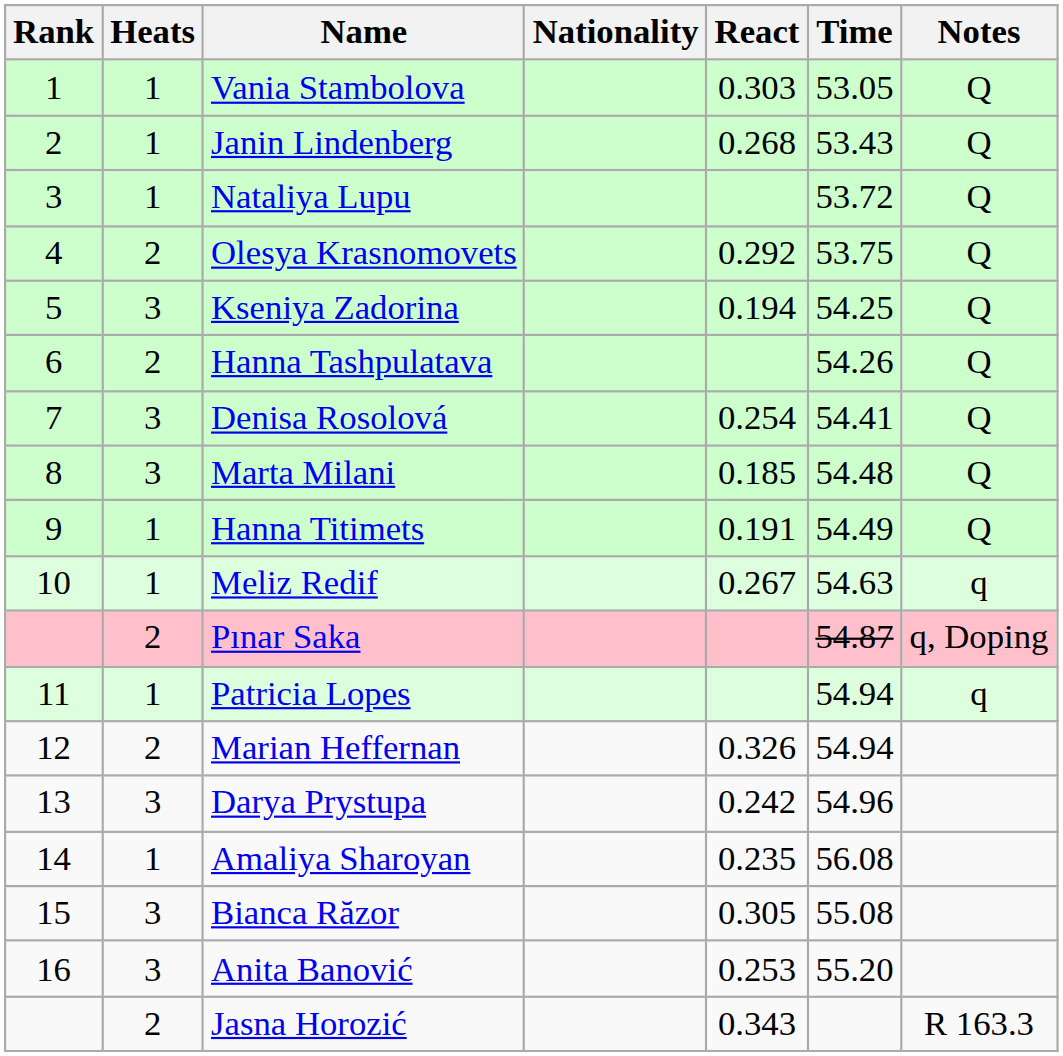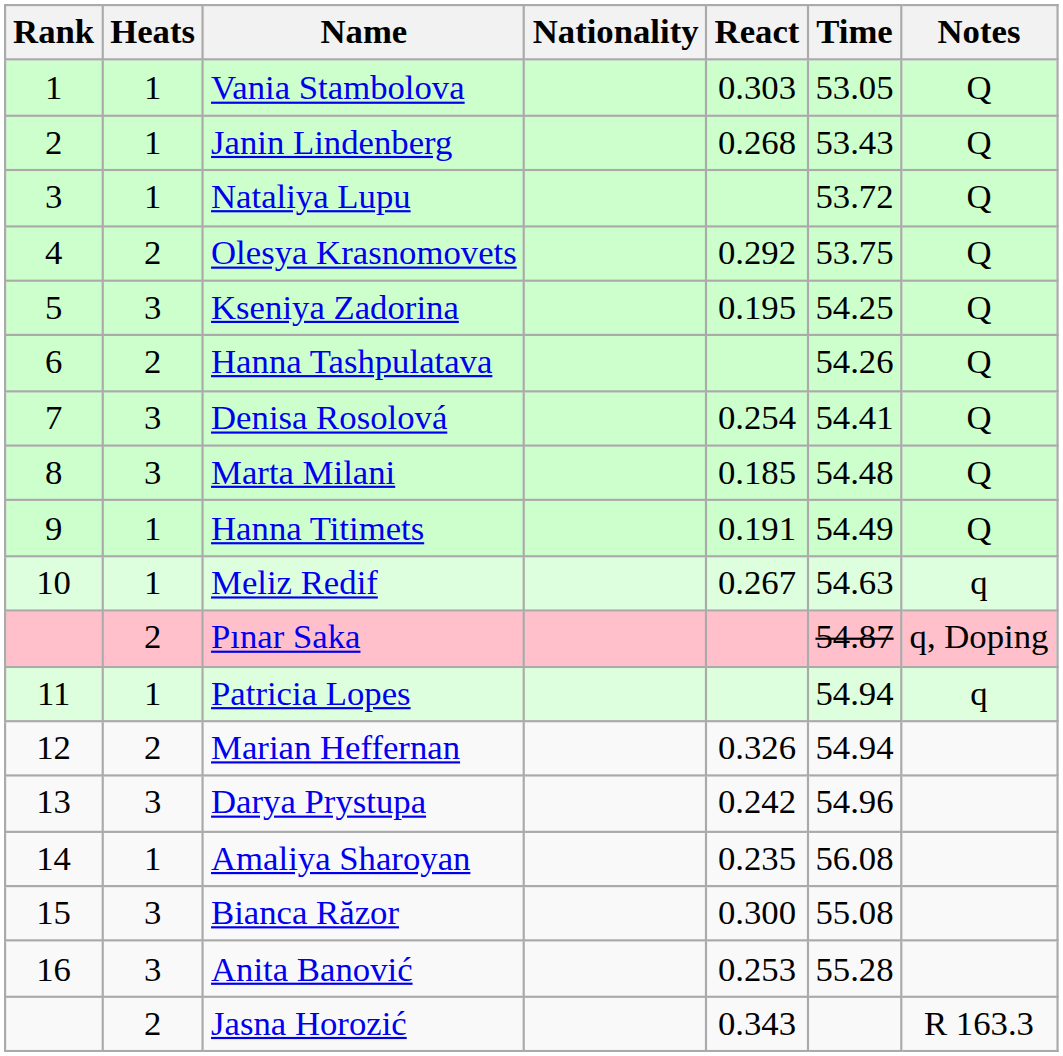(757, 307) 0.194 -> (757, 307) 0.195
(757, 913) 0.305 -> (757, 913) 0.300
(855, 968) 55.20 -> (855, 968) 55.28
